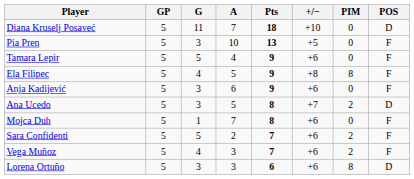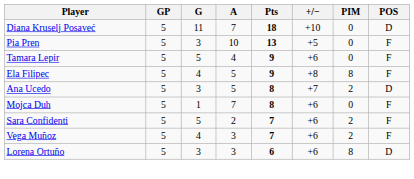- row: (36, 89)
